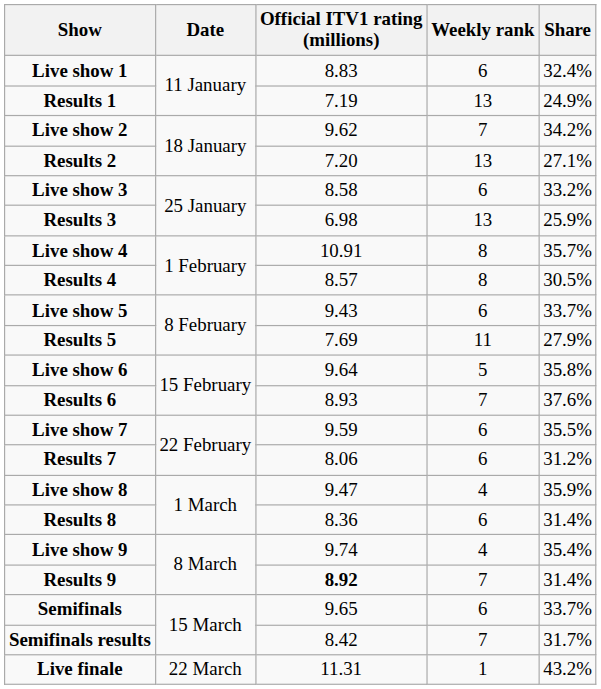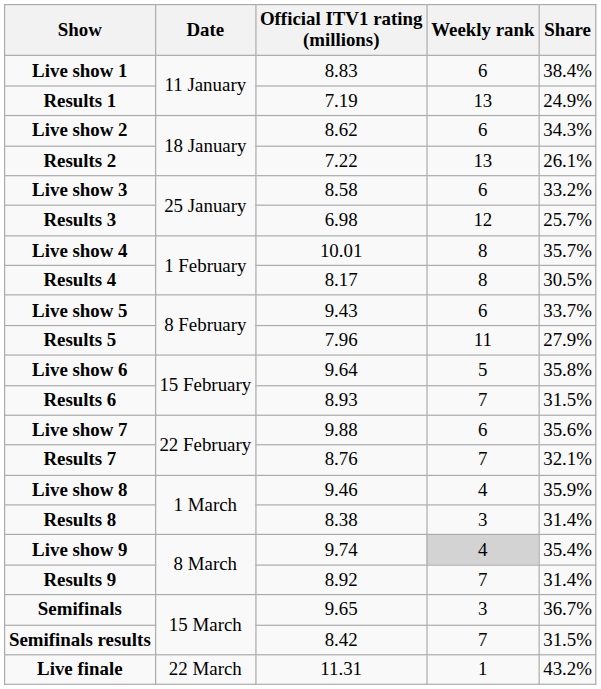(568, 70) 32.4% -> (568, 70) 38.4%
(341, 130) 9.62 -> (341, 130) 8.62
(483, 130) 7 -> (483, 130) 6
(568, 130) 34.2% -> (568, 130) 34.3%
(341, 160) 7.20 -> (341, 160) 7.22
(568, 160) 27.1% -> (568, 160) 26.1%
(483, 220) 13 -> (483, 220) 12
(568, 220) 25.9% -> (568, 220) 25.7%
(341, 250) 10.91 -> (341, 250) 10.01
(341, 280) 8.57 -> (341, 280) 8.17
(341, 340) 7.69 -> (341, 340) 7.96
(568, 400) 37.6% -> (568, 400) 31.5%
(341, 429) 9.59 -> (341, 429) 9.88
(568, 429) 35.5% -> (568, 429) 35.6%
(341, 459) 8.06 -> (341, 459) 8.76
(483, 459) 6 -> (483, 459) 7
(568, 459) 31.2% -> (568, 459) 32.1%
(341, 489) 9.47 -> (341, 489) 9.46
(341, 519) 8.36 -> (341, 519) 8.38
(483, 519) 6 -> (483, 519) 3
(483, 549) no background -> (483, 549) lightgrey background
(341, 579) bold -> (341, 579) normal
(483, 609) 6 -> (483, 609) 3
(568, 609) 33.7% -> (568, 609) 36.7%
(568, 639) 31.7% -> (568, 639) 31.5%
